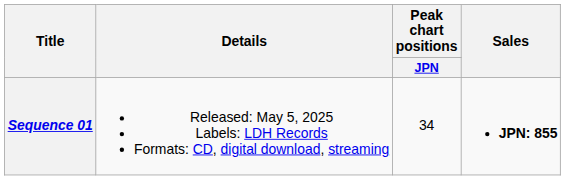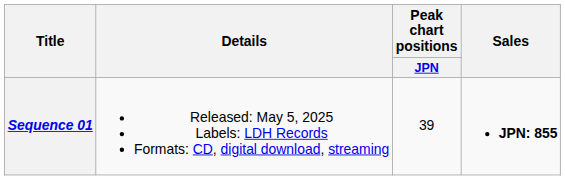(427, 126) 34 -> (427, 126) 39
